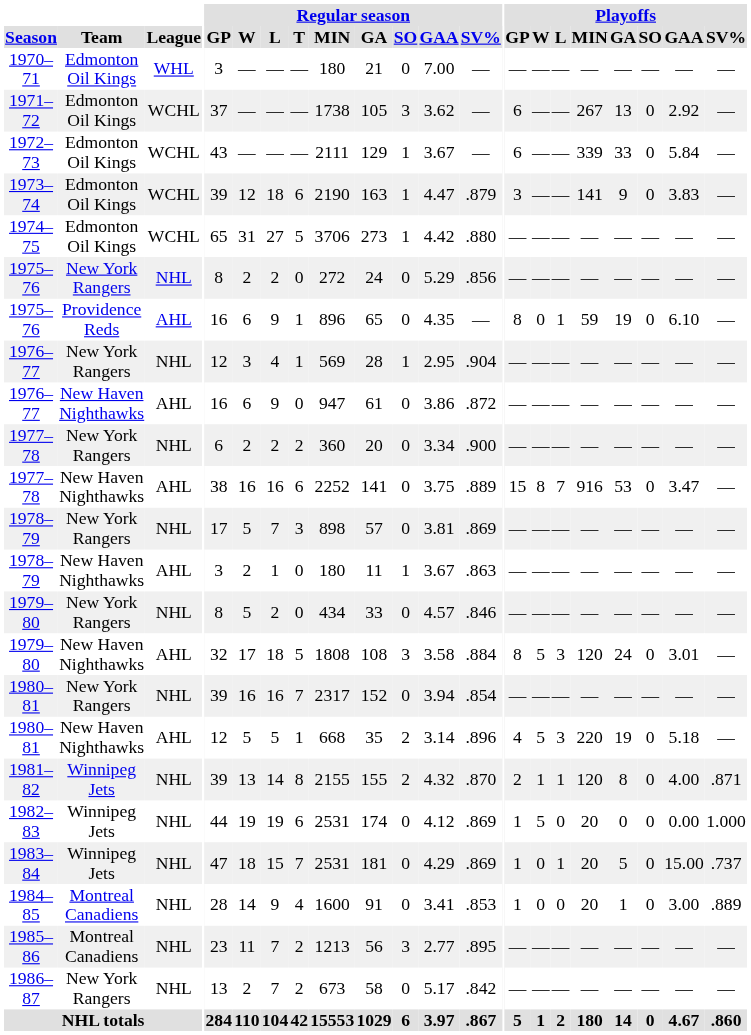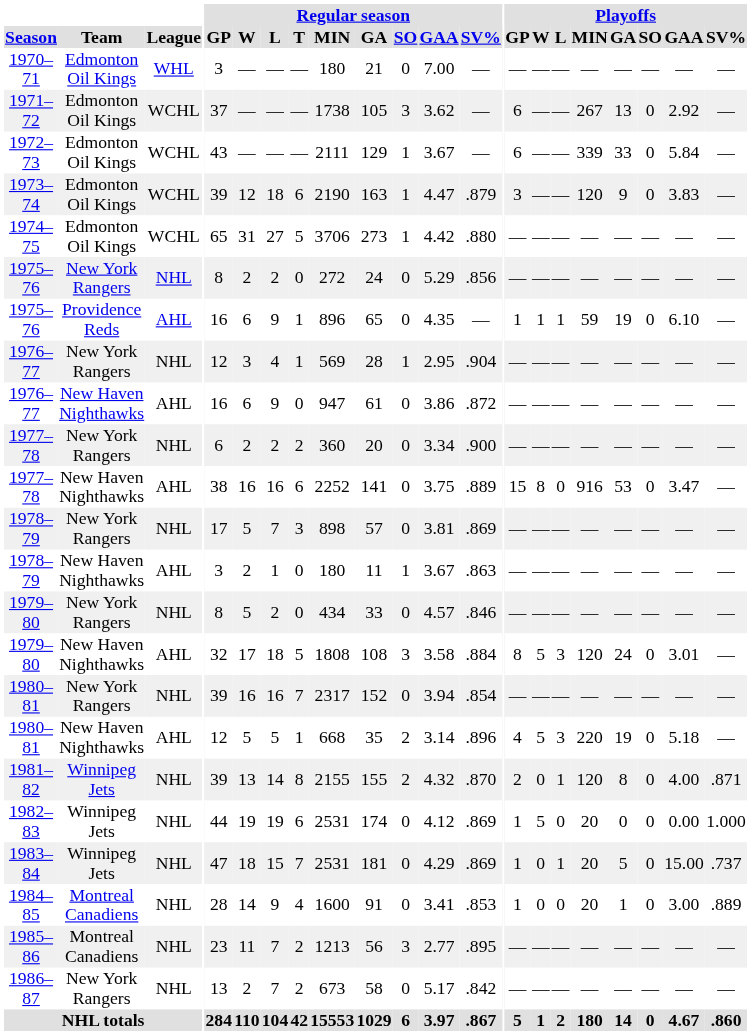(590, 194) 141 -> (590, 194) 120
(518, 319) 8 -> (518, 319) 1
(541, 319) 0 -> (541, 319) 1
(561, 486) 7 -> (561, 486) 0
(541, 779) 1 -> (541, 779) 0
